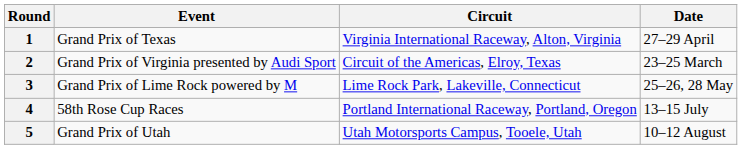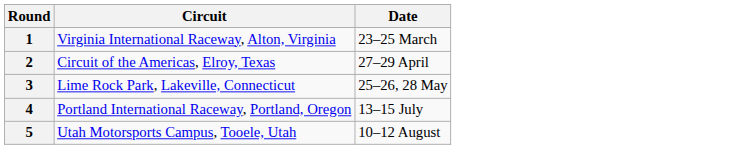- column: (196, 16)
(679, 39) 27–29 April -> (398, 39) 23–25 March
(683, 62) 23–25 March -> (394, 62) 27–29 April
